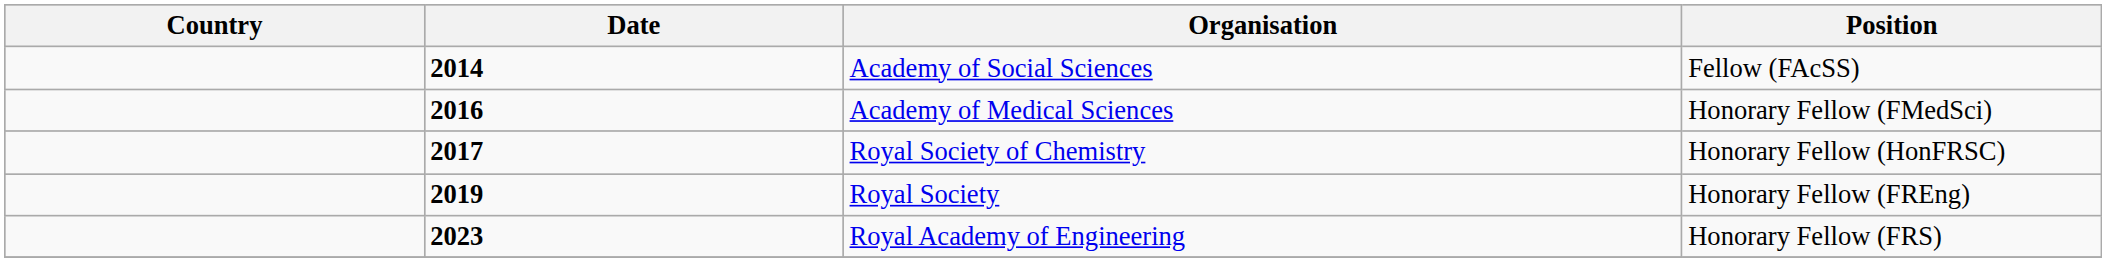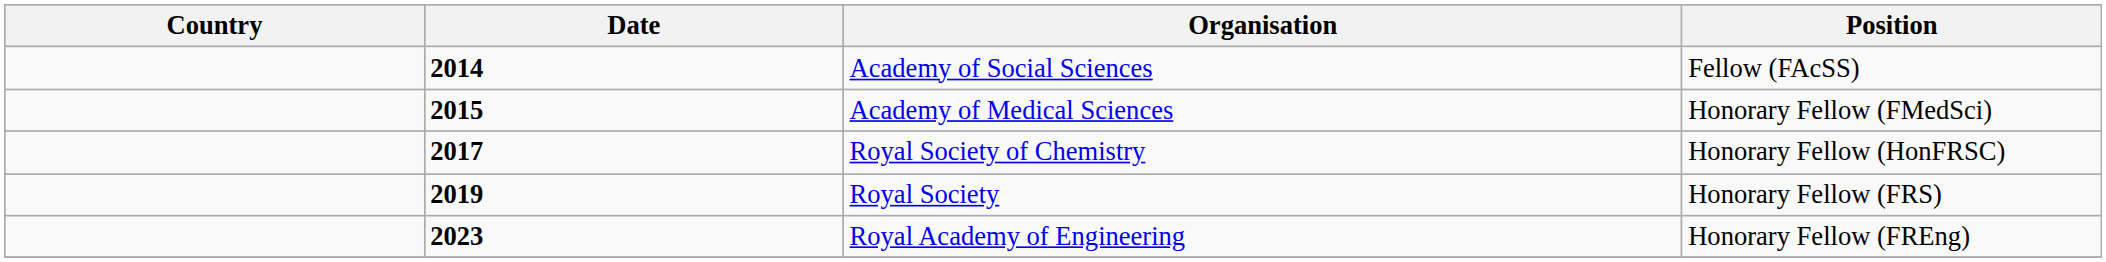(457, 109) 2016 -> (457, 109) 2015
(1829, 194) Honorary Fellow (FREng) -> (1815, 194) Honorary Fellow (FRS)
(1815, 236) Honorary Fellow (FRS) -> (1829, 236) Honorary Fellow (FREng)
